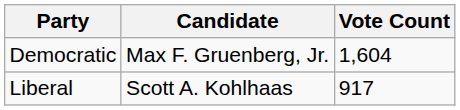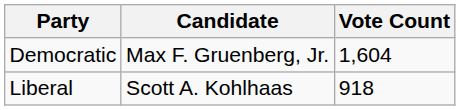(356, 88) 917 -> (356, 88) 918
